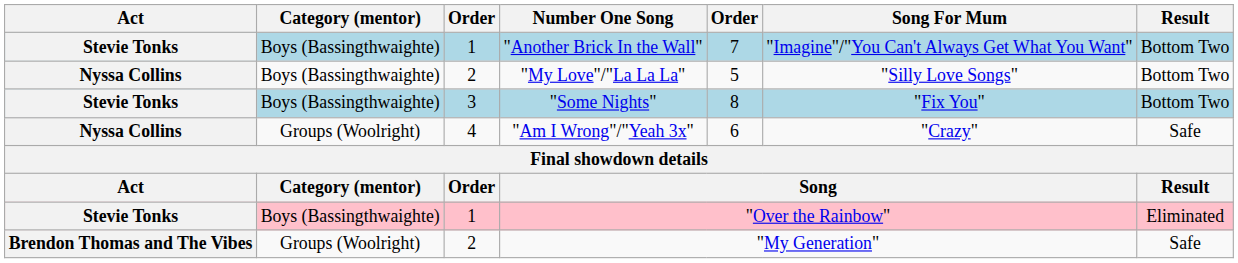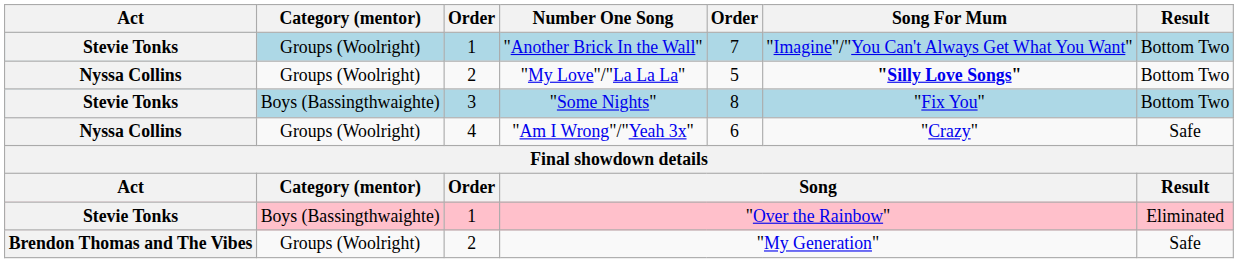(350, 46) Boys (Bassingthwaighte) -> (350, 46) Groups (Woolright)
(350, 74) Boys (Bassingthwaighte) -> (350, 74) Groups (Woolright)
(949, 74) normal -> (949, 74) bold
